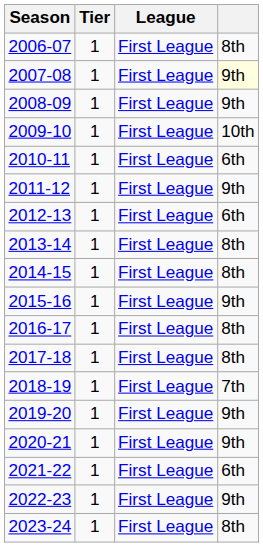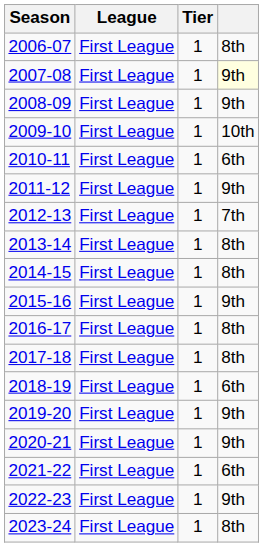columns swapped: (95, 18) <-> (166, 18)
(233, 216) 6th -> (233, 216) 7th
(233, 385) 7th -> (233, 385) 6th
